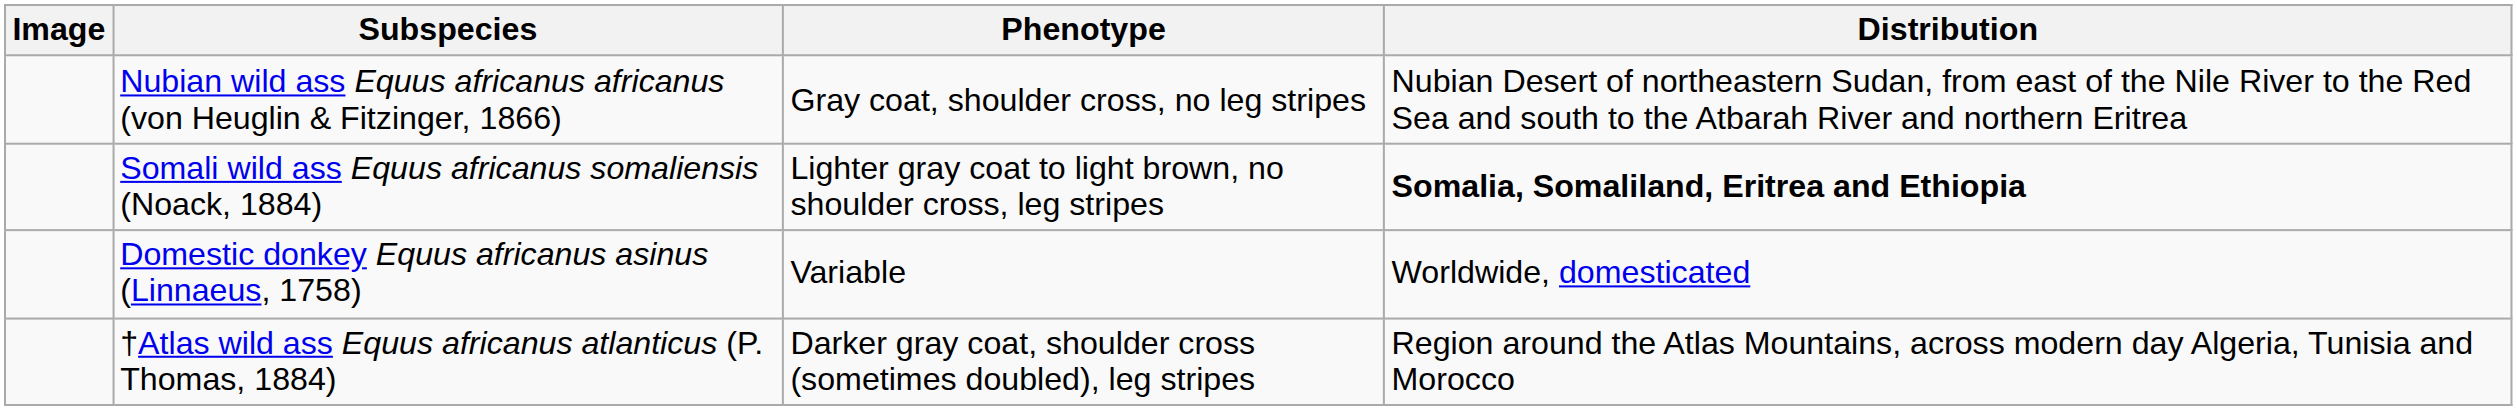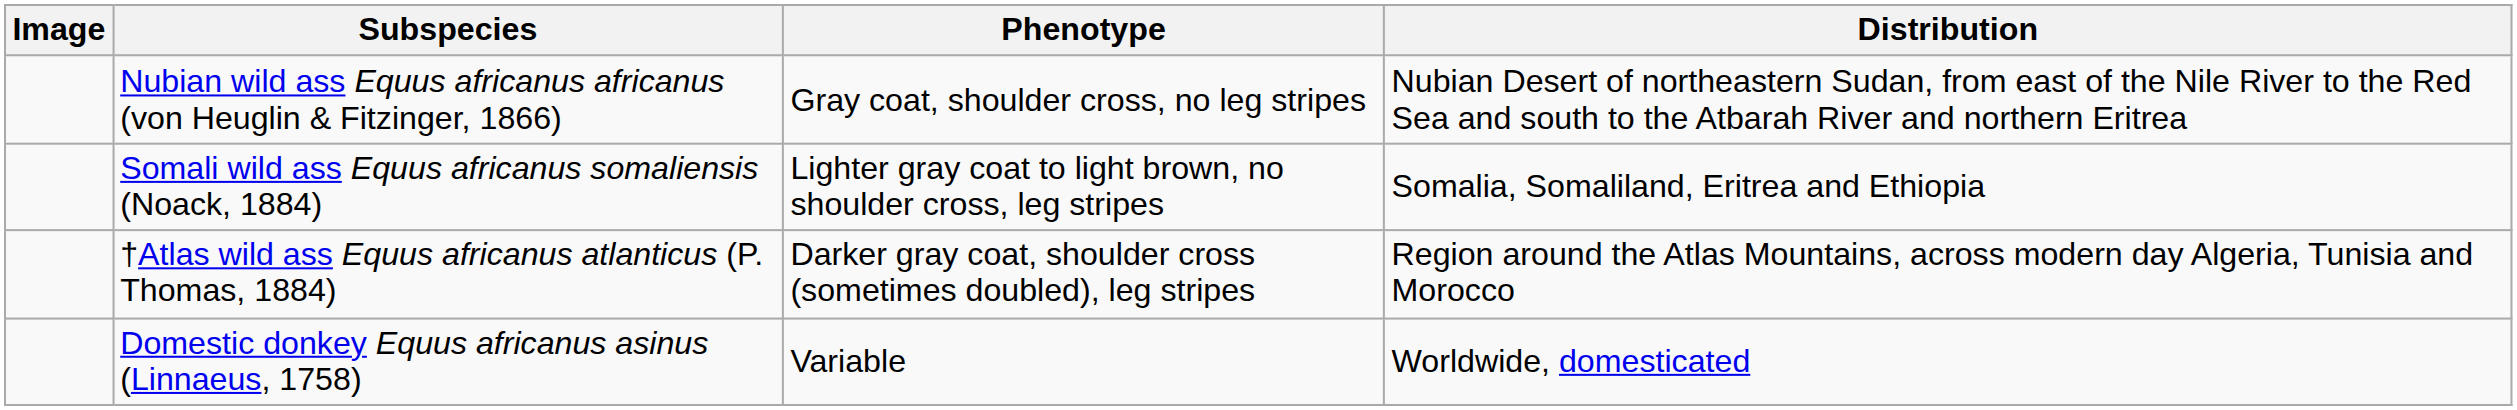(1709, 186) bold -> (1688, 186) normal
rows swapped: (442, 360) <-> (414, 273)
